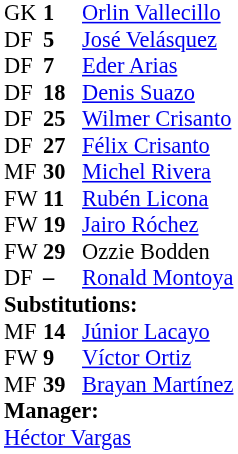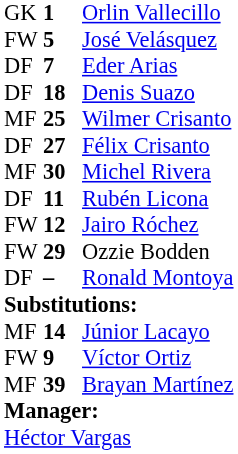(18, 39) DF -> (21, 39) FW
(18, 119) DF -> (20, 119) MF
(21, 198) FW -> (18, 198) DF
(54, 225) 19 -> (54, 225) 12
